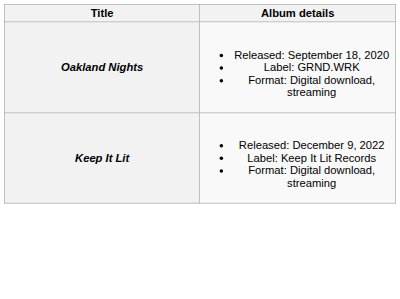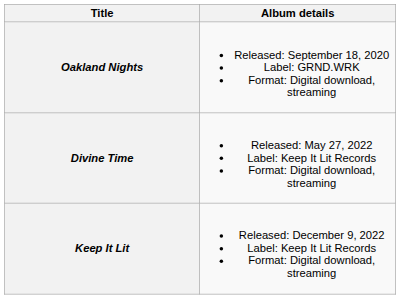+ row: (102, 158)
